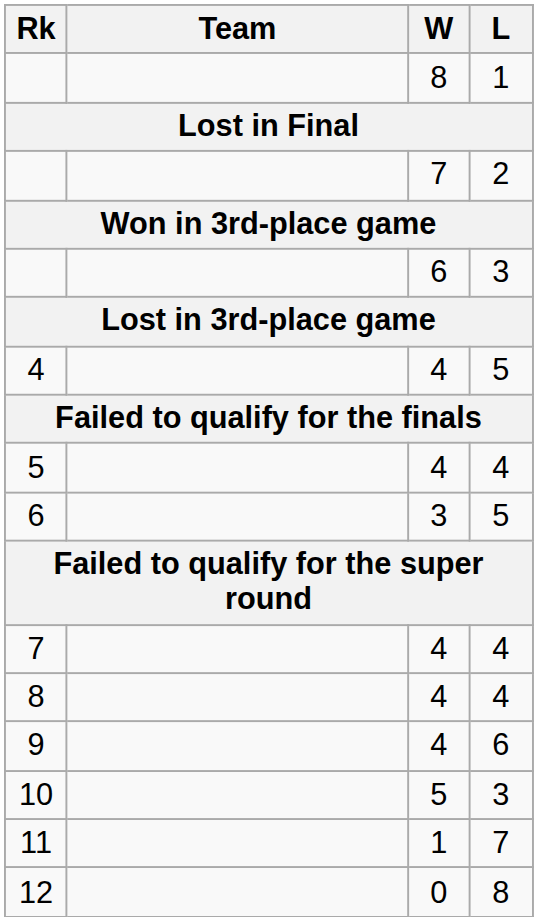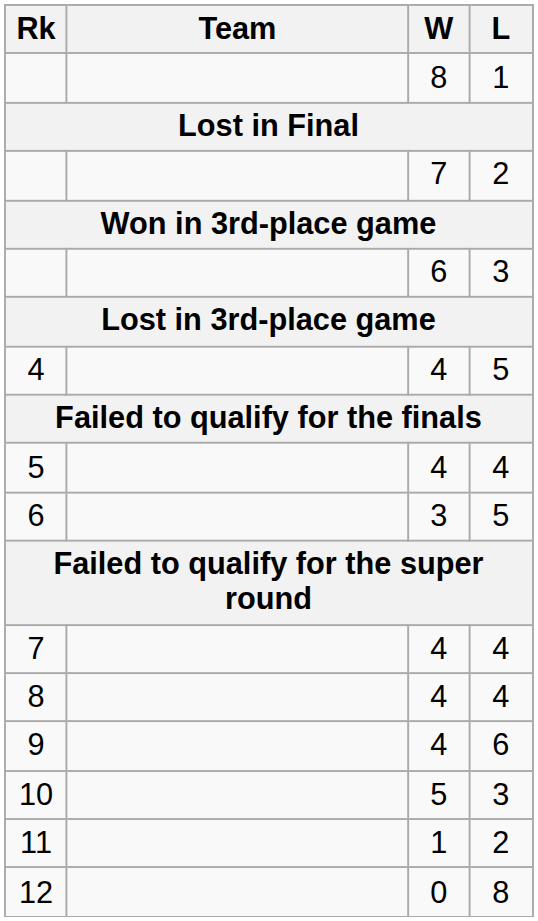(501, 842) 7 -> (501, 842) 2
